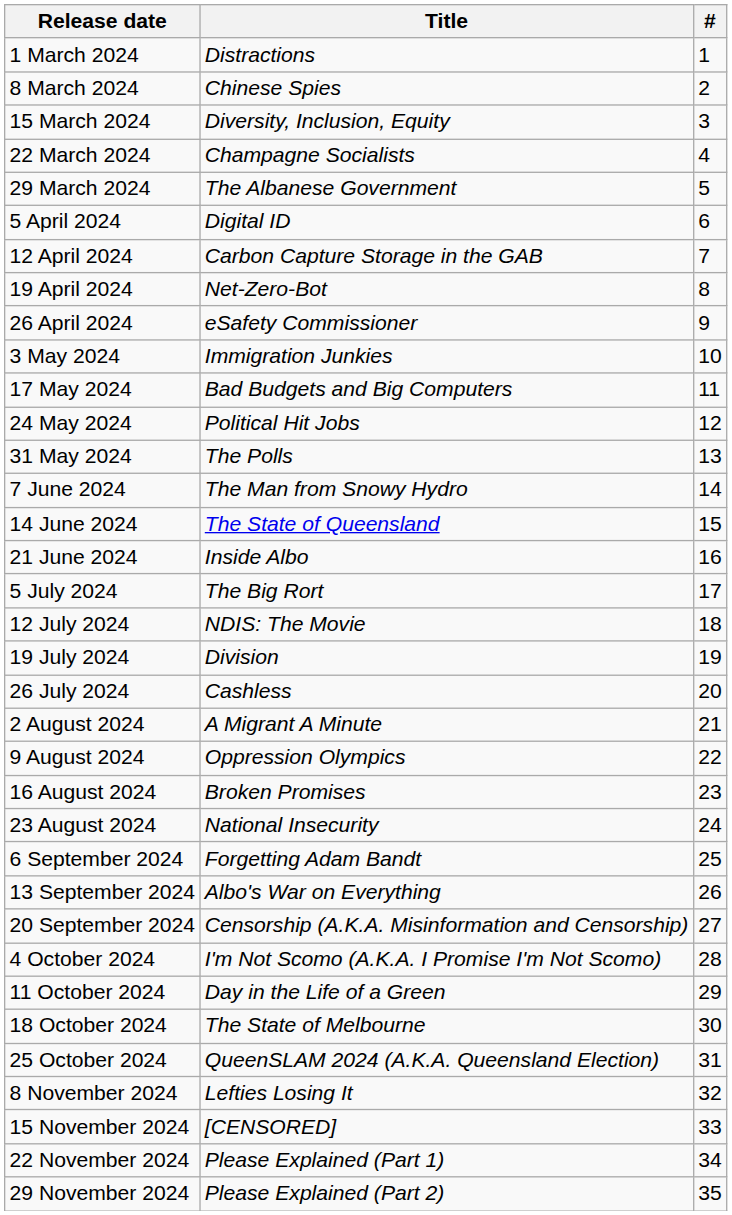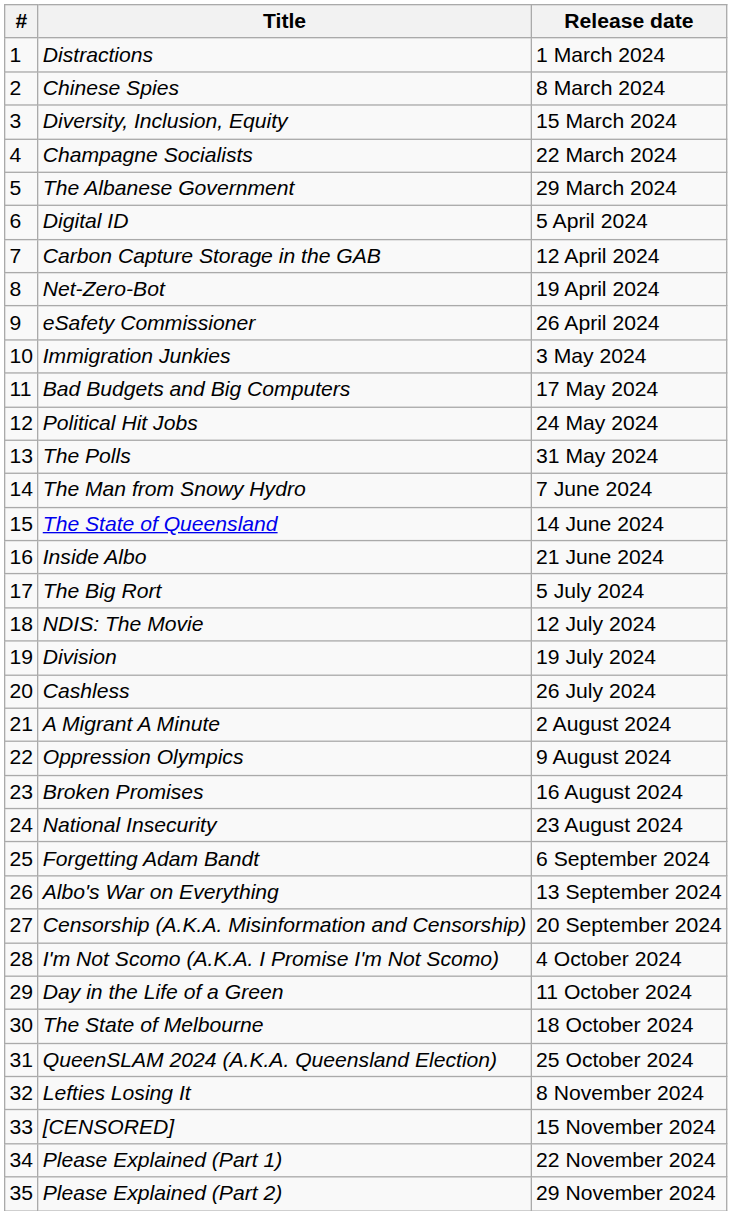columns swapped: (710, 21) <-> (102, 21)
